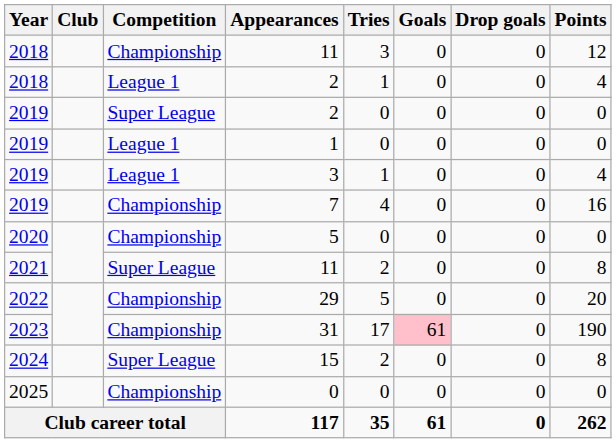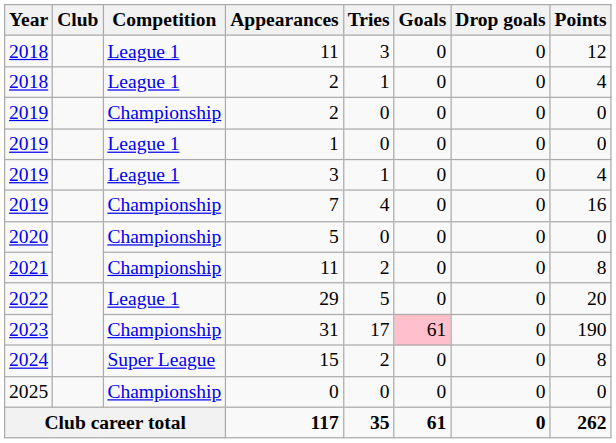(164, 50) Championship -> (143, 50) League 1
(161, 112) Super League -> (164, 112) Championship
(161, 267) Super League -> (164, 267) Championship
(164, 298) Championship -> (143, 298) League 1
